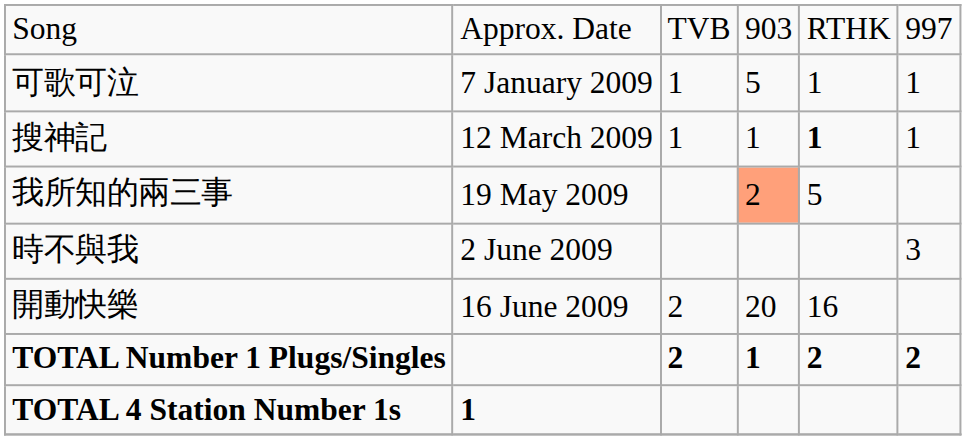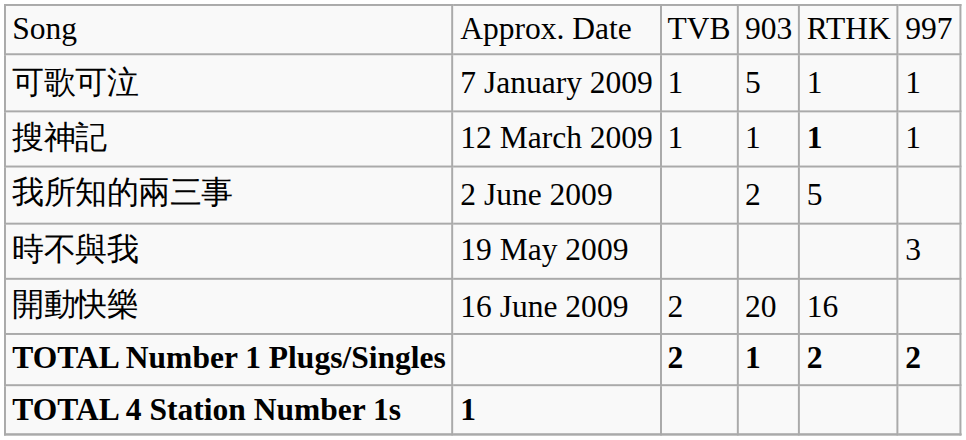(544, 194) 19 May 2009 -> (536, 194) 2 June 2009
(753, 194) lightsalmon background -> (753, 194) no background
(536, 250) 2 June 2009 -> (544, 250) 19 May 2009
